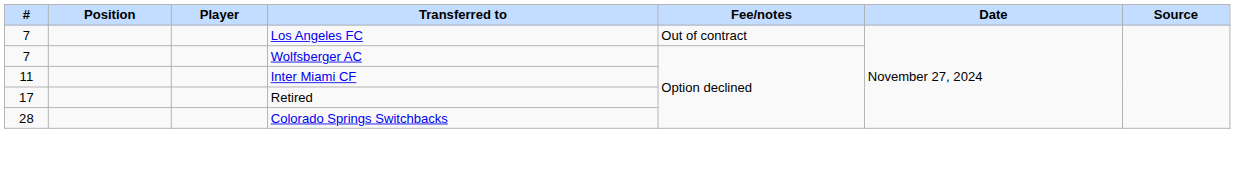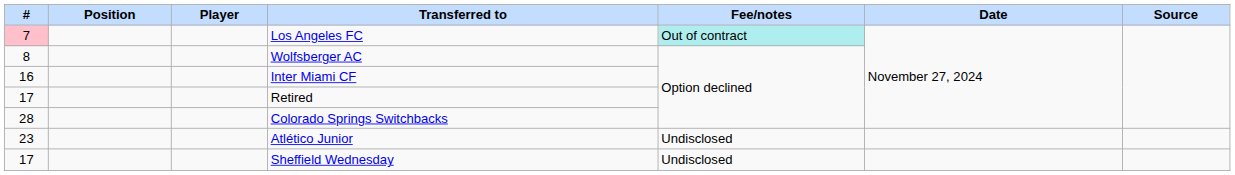(26, 36) no background -> (26, 36) pink background
(704, 36) no background -> (704, 36) paleturquoise background
(26, 56) 7 -> (26, 56) 8
(26, 77) 11 -> (26, 77) 16
+ row: (312, 139)
+ row: (332, 160)
